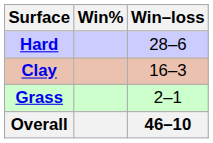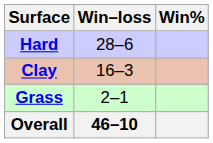columns swapped: (168, 17) <-> (101, 17)
